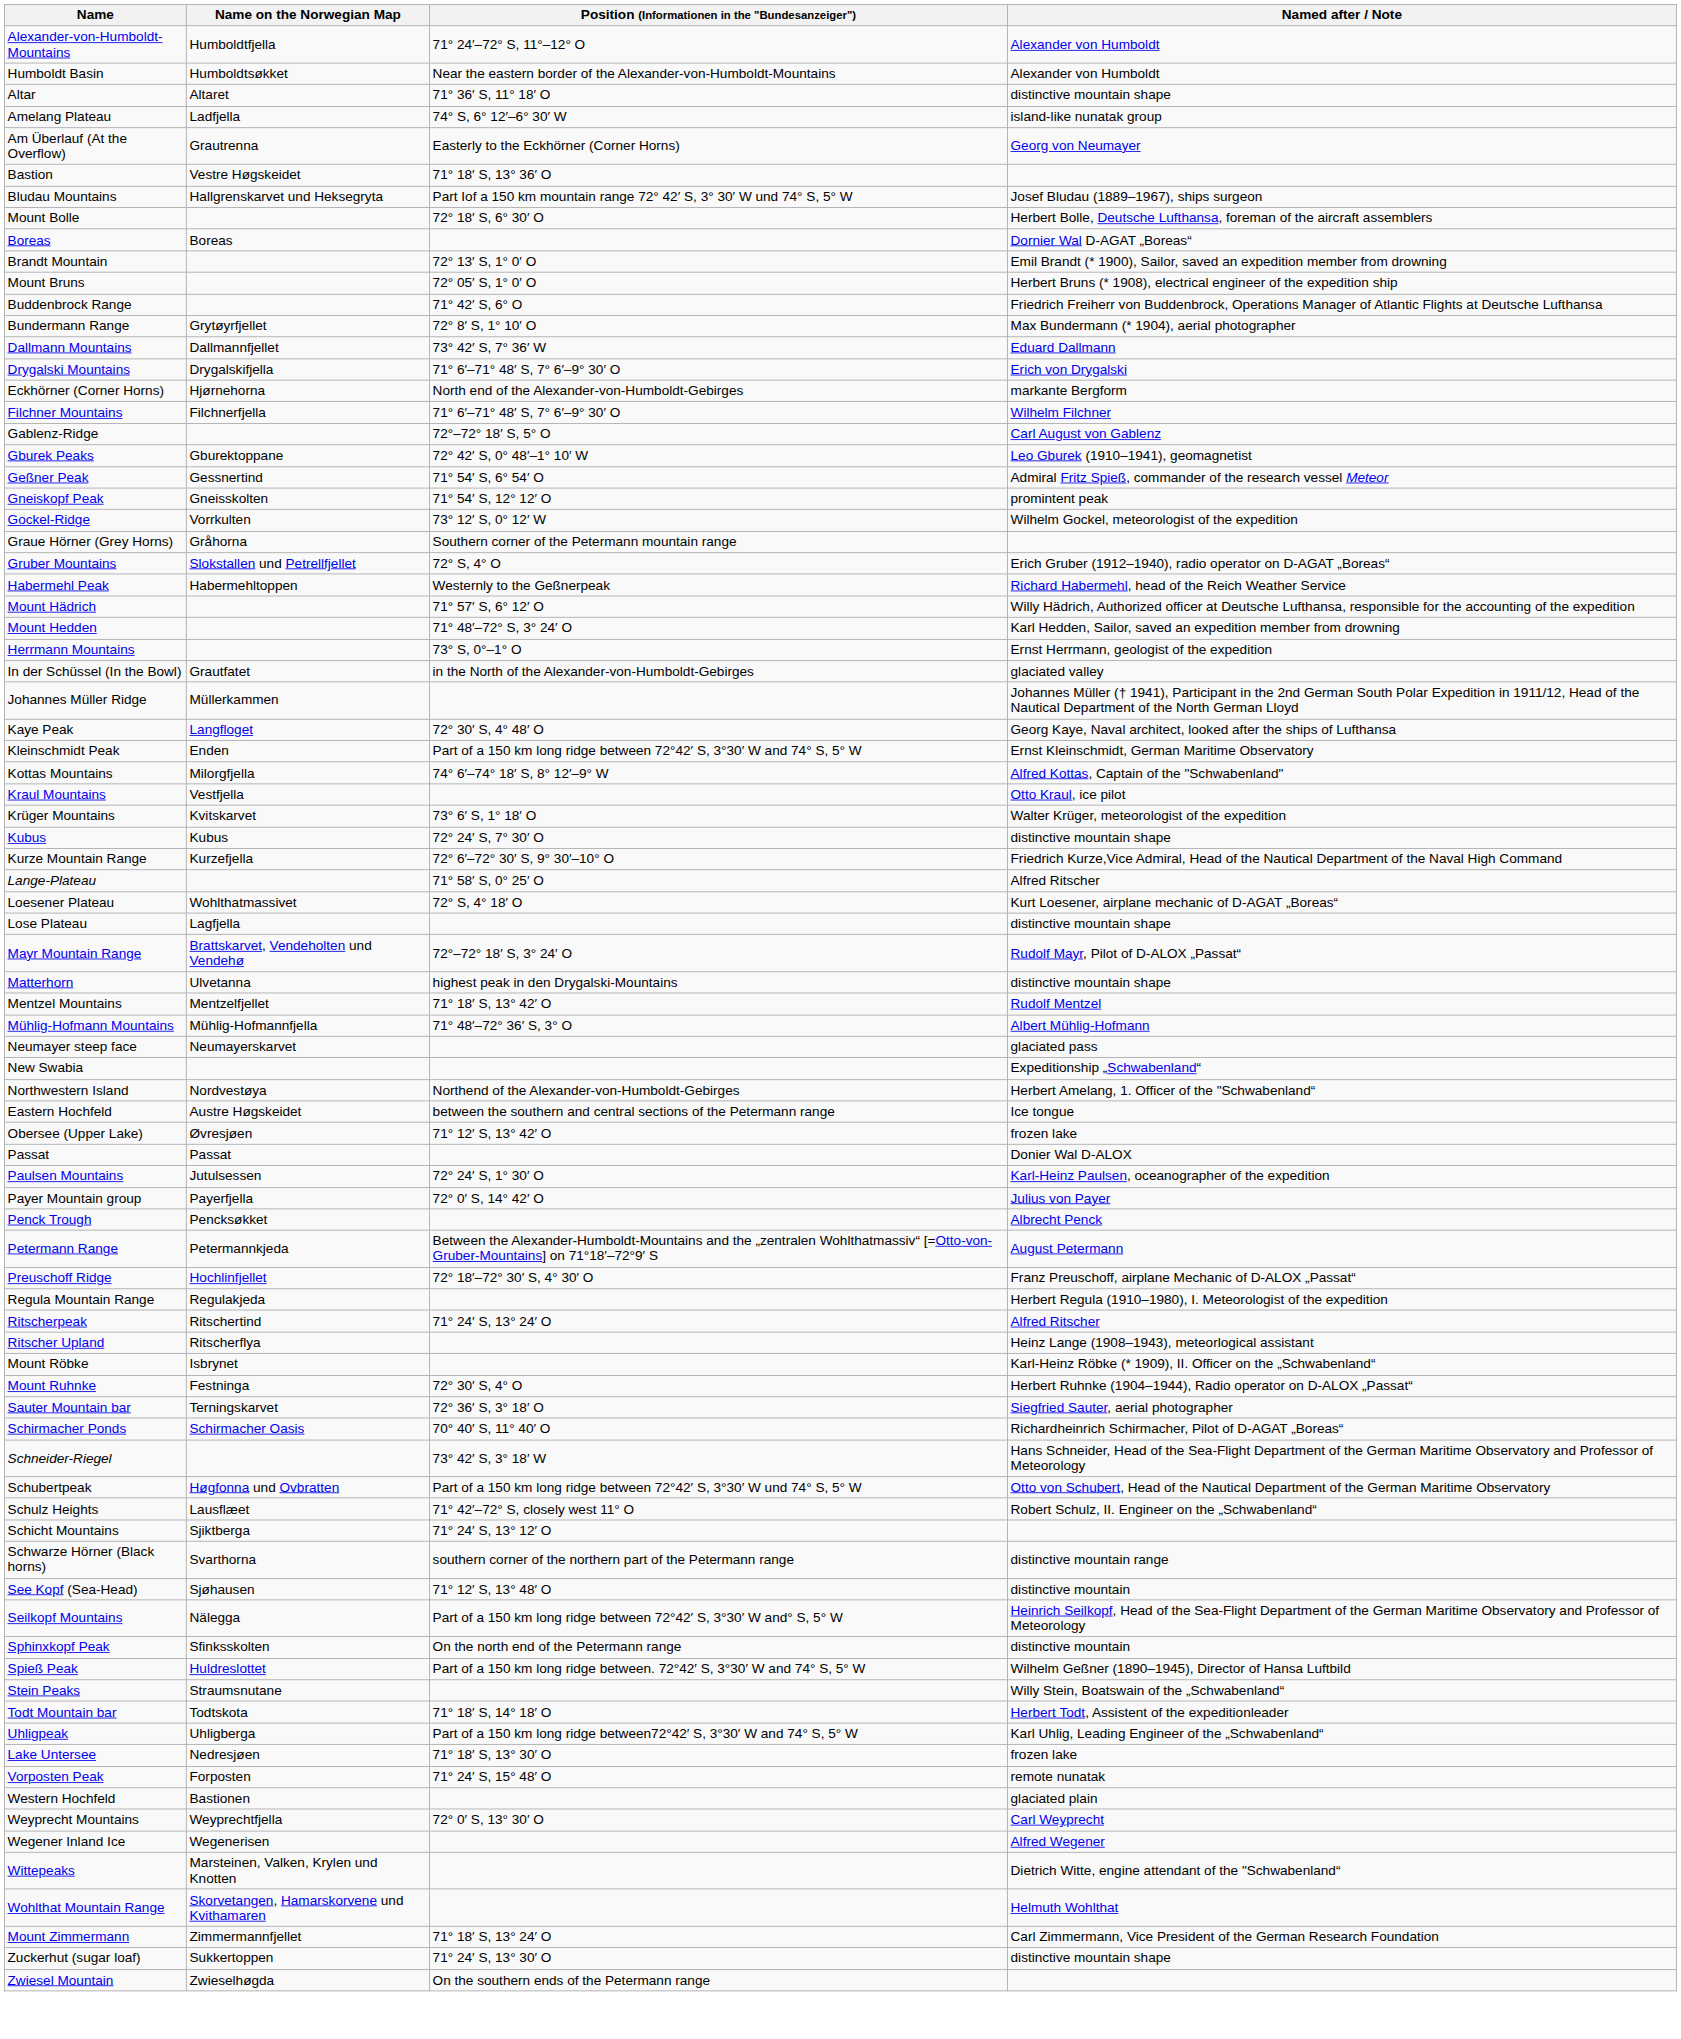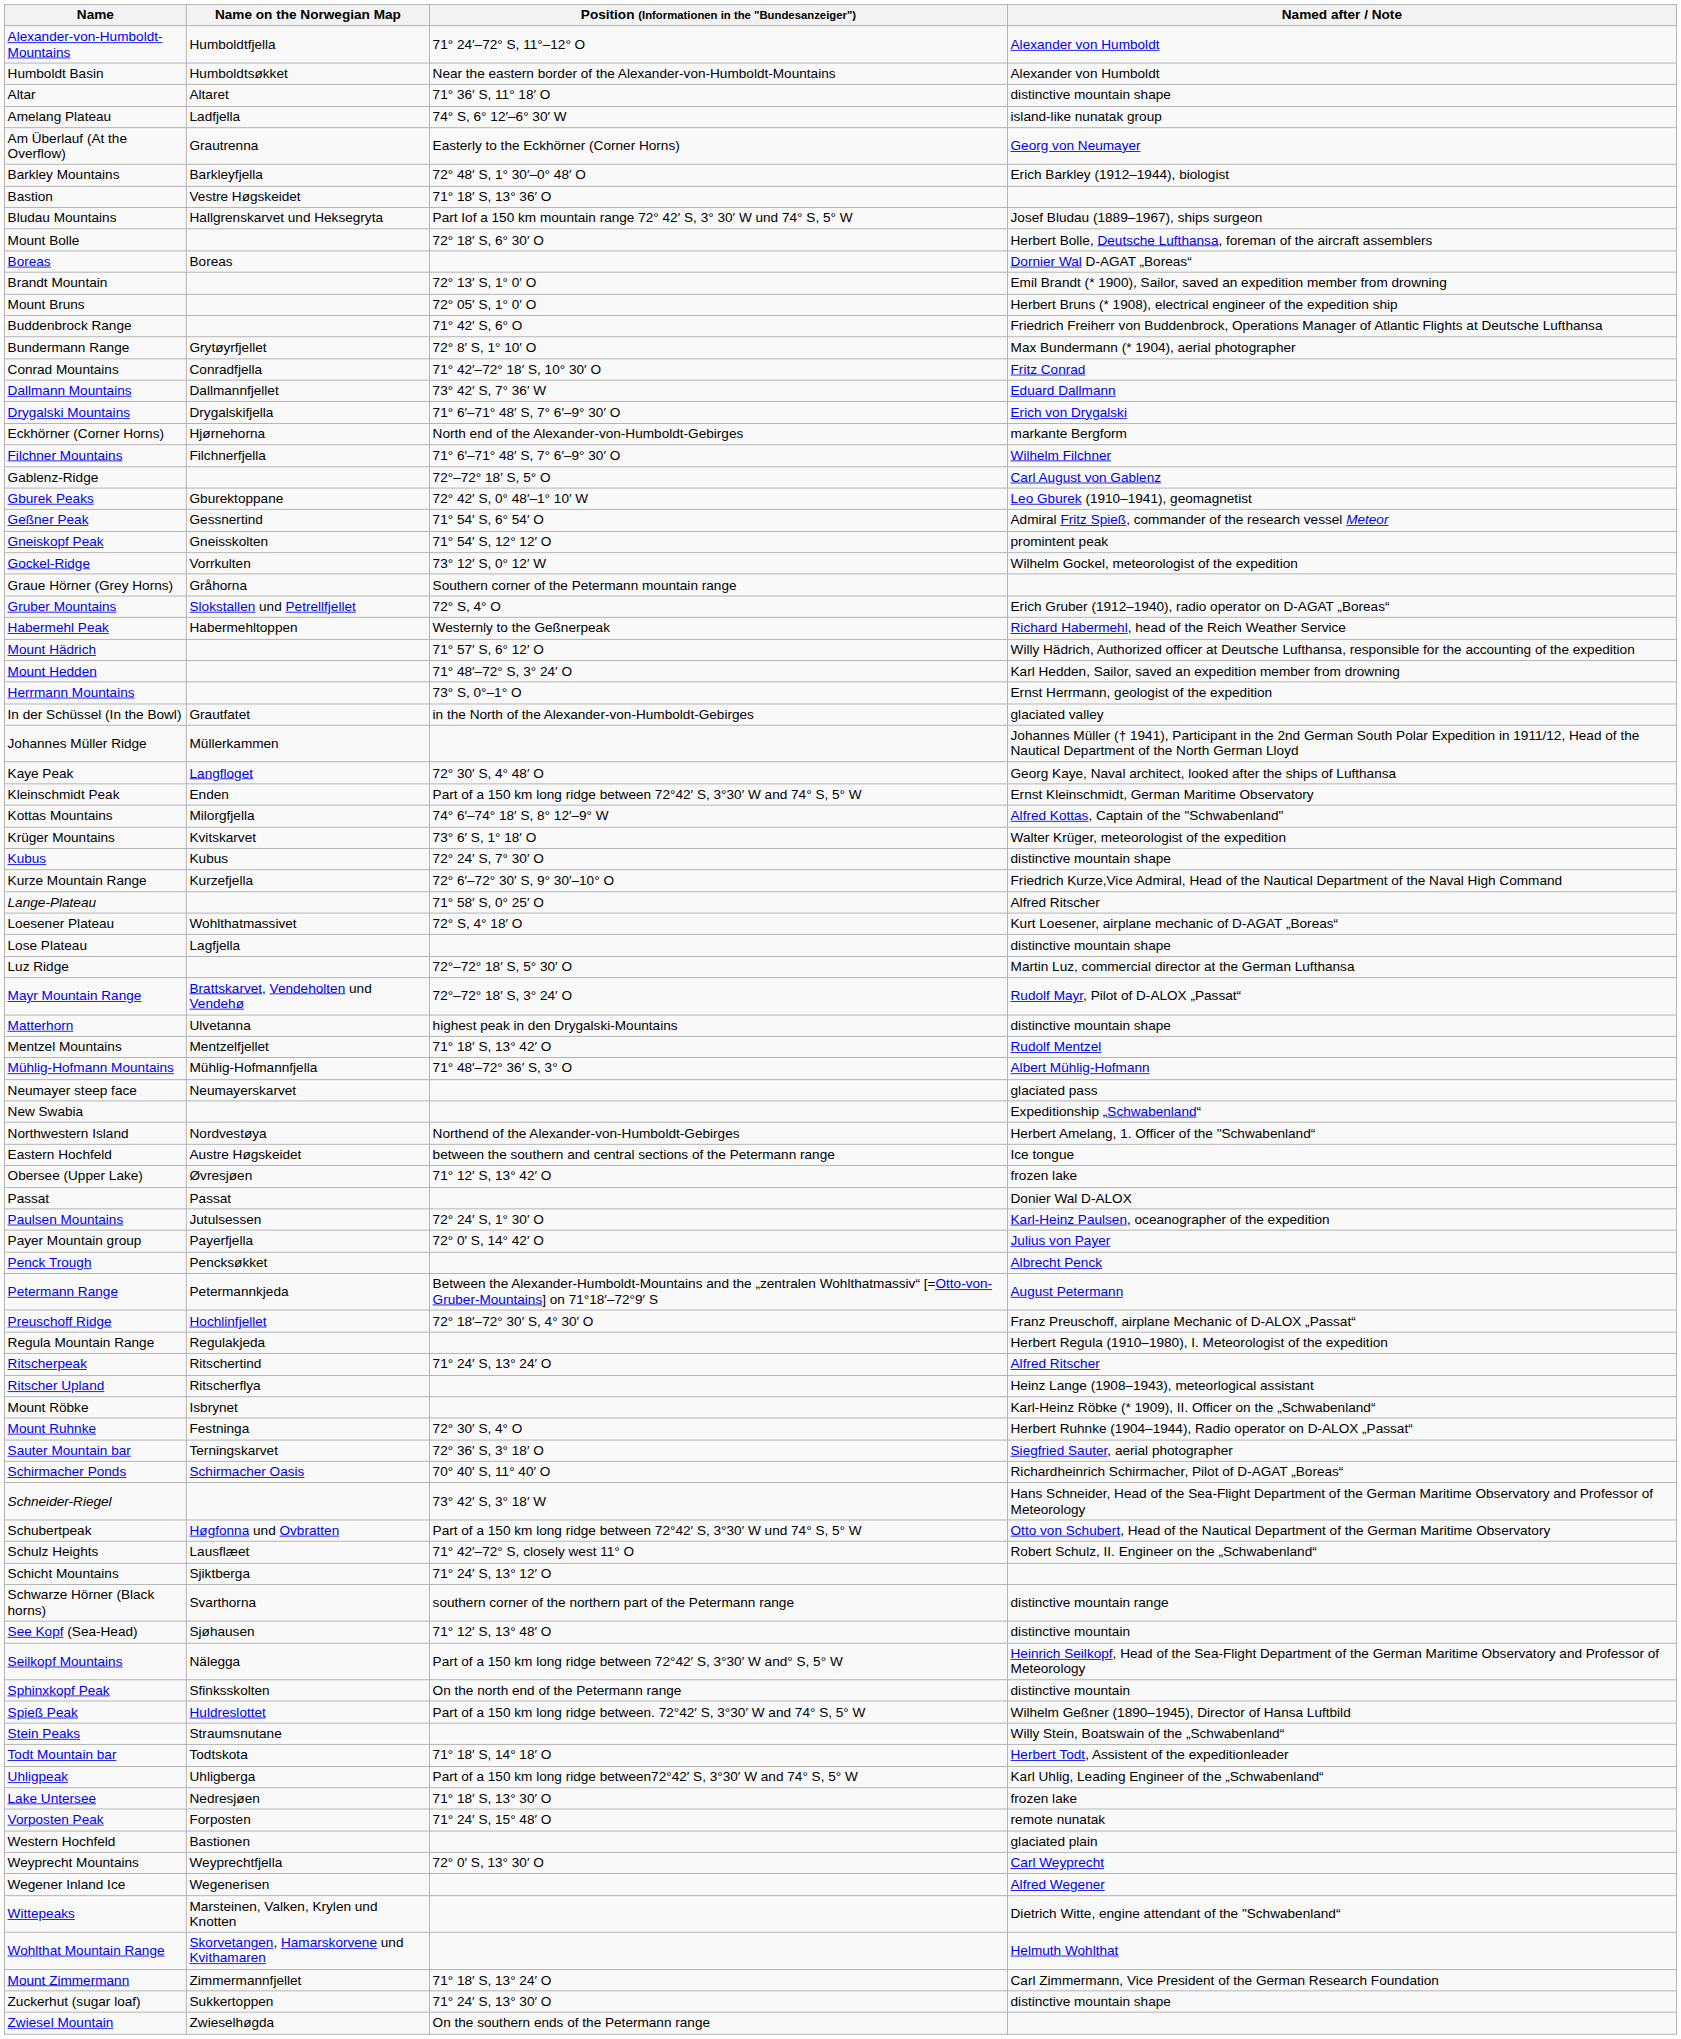+ row: (64, 175)
+ row: (63, 369)
- row: (57, 794)
+ row: (38, 967)
